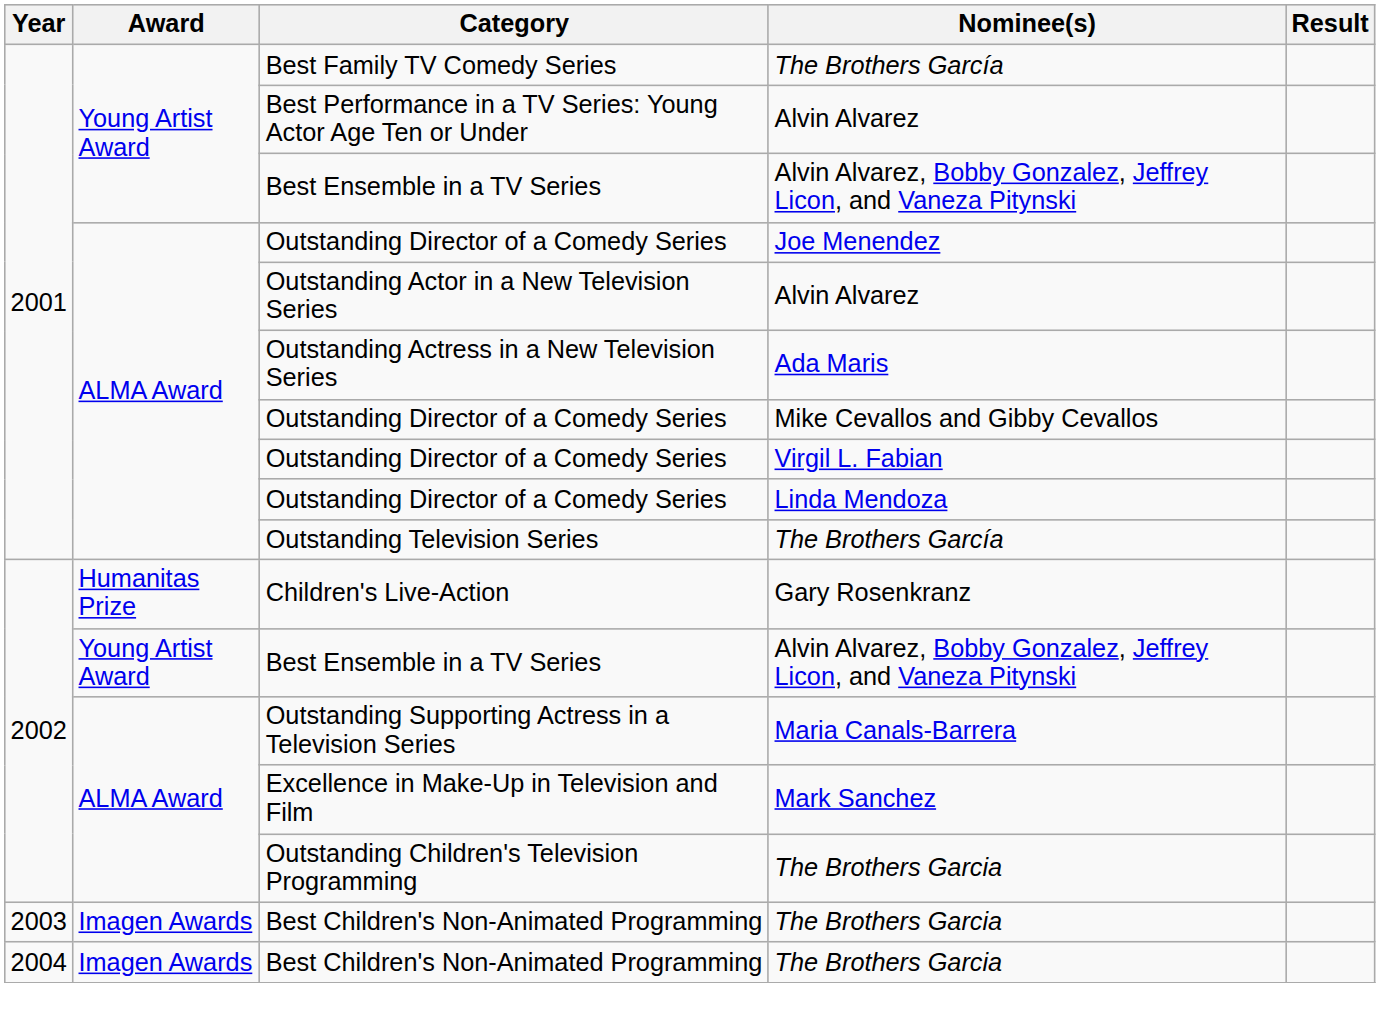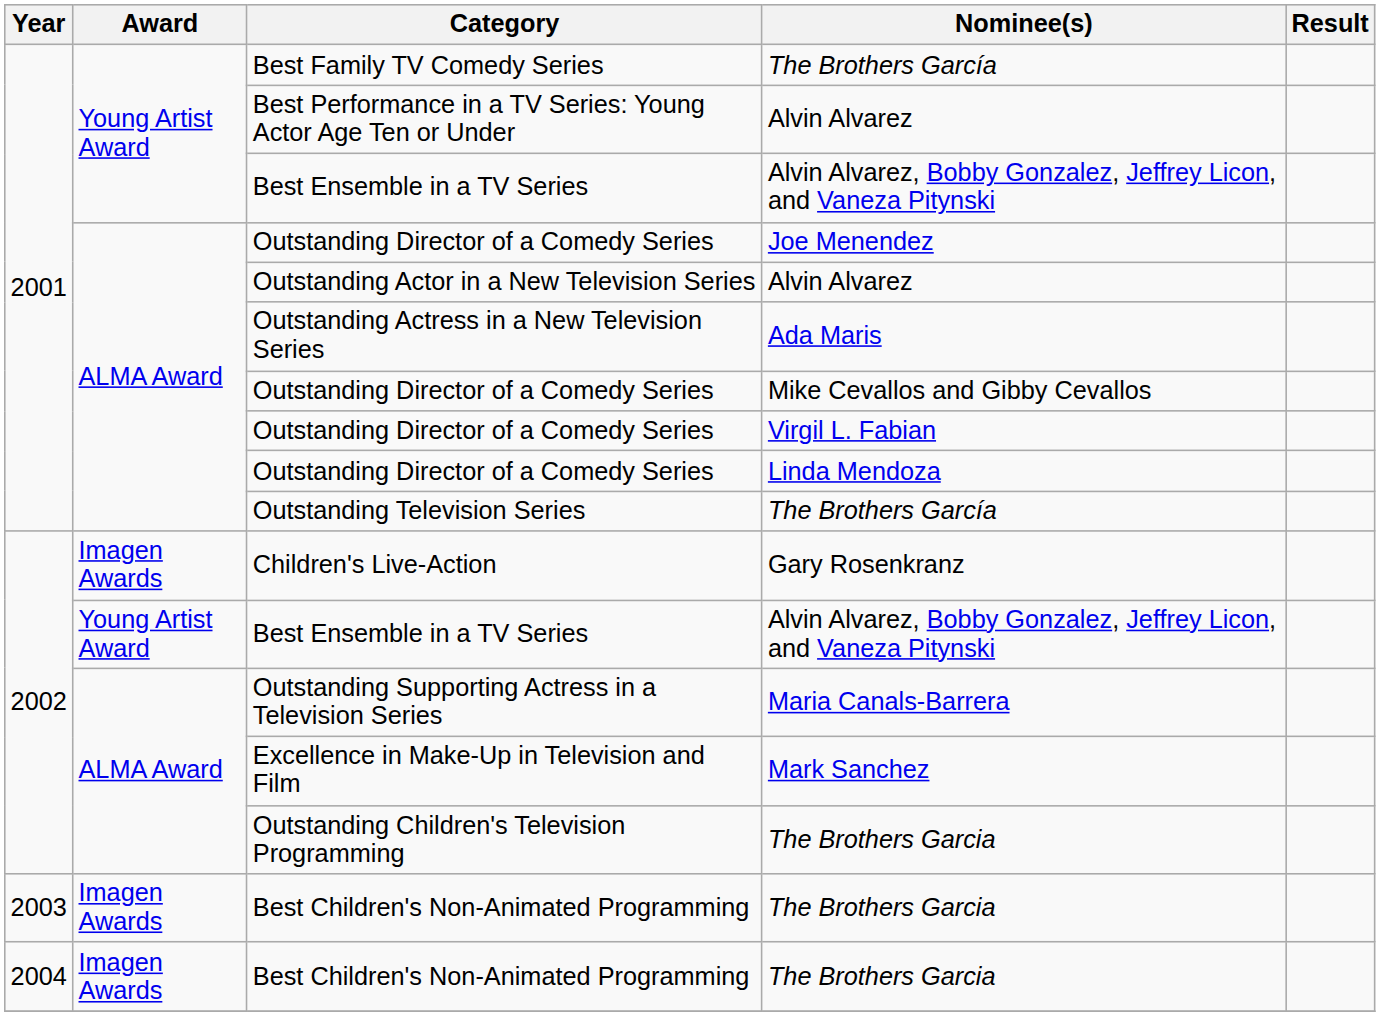(139, 593) Humanitas Prize -> (121, 565) Imagen Awards
